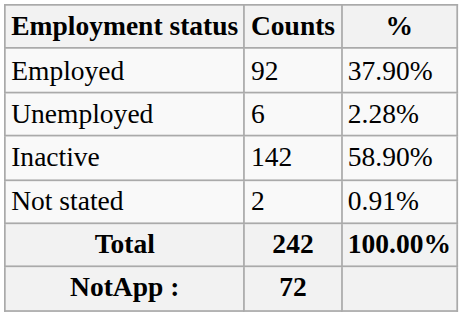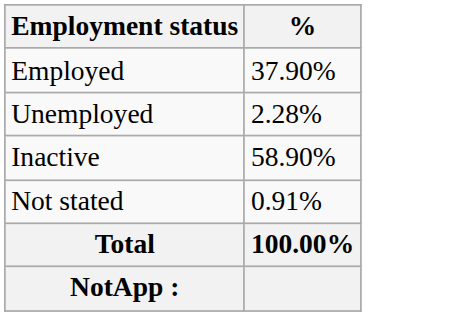- column: (293, 26)
